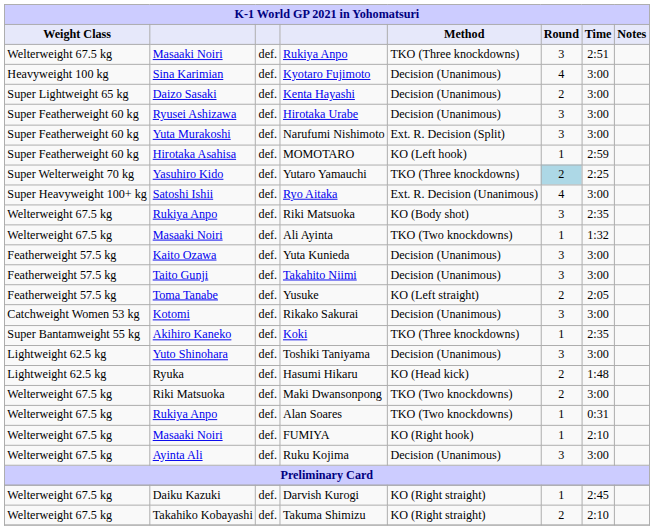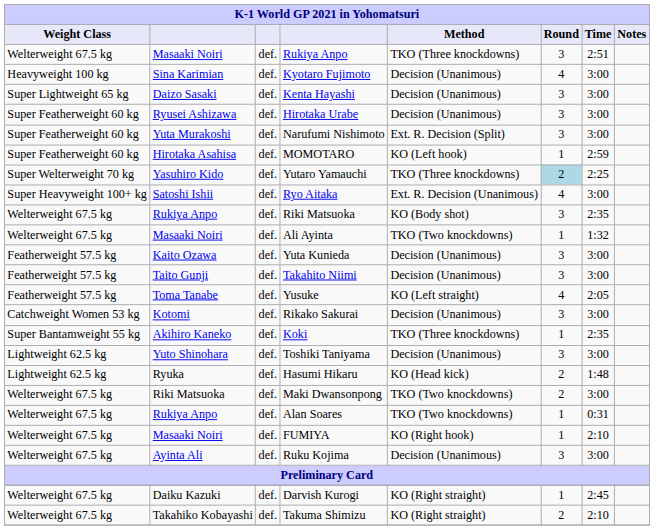(561, 94) 2 -> (561, 94) 3
(561, 294) 2 -> (561, 294) 4
